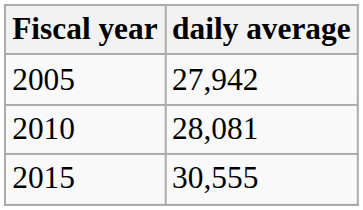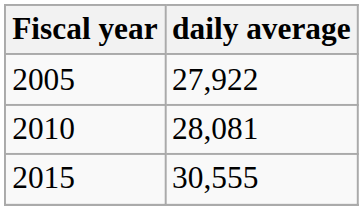(215, 79) 27,942 -> (215, 79) 27,922
